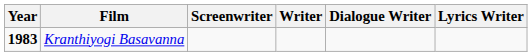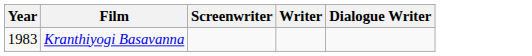- column: (481, 16)
(23, 39) bold -> (23, 39) normal
